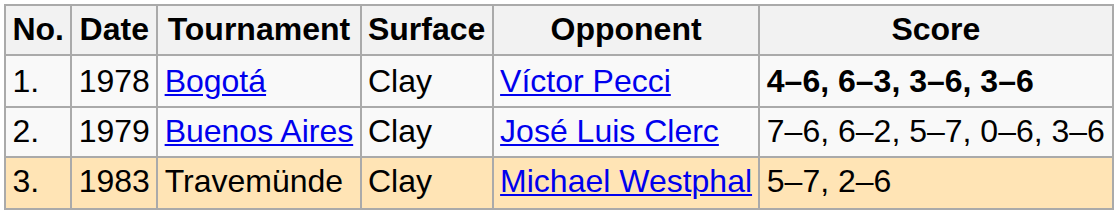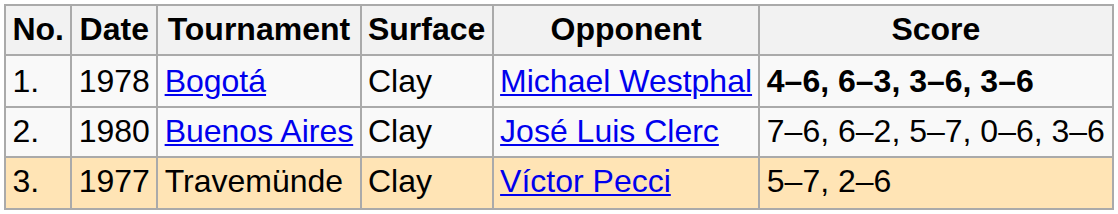(585, 80) Víctor Pecci -> (626, 80) Michael Westphal
(114, 131) 1979 -> (114, 131) 1980
(114, 182) 1983 -> (114, 182) 1977
(626, 182) Michael Westphal -> (585, 182) Víctor Pecci
